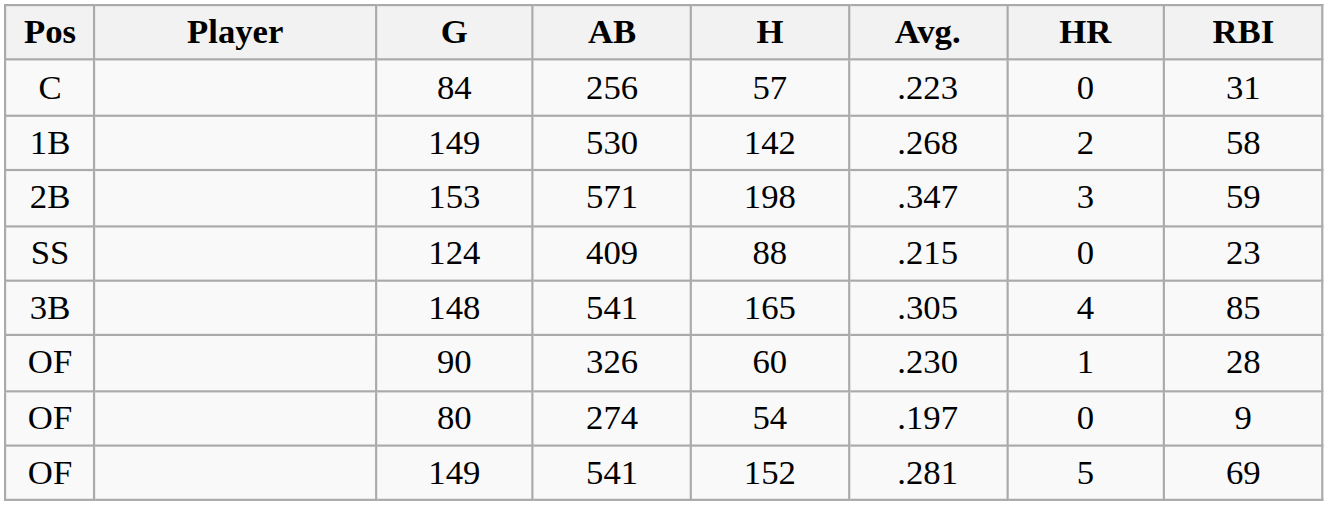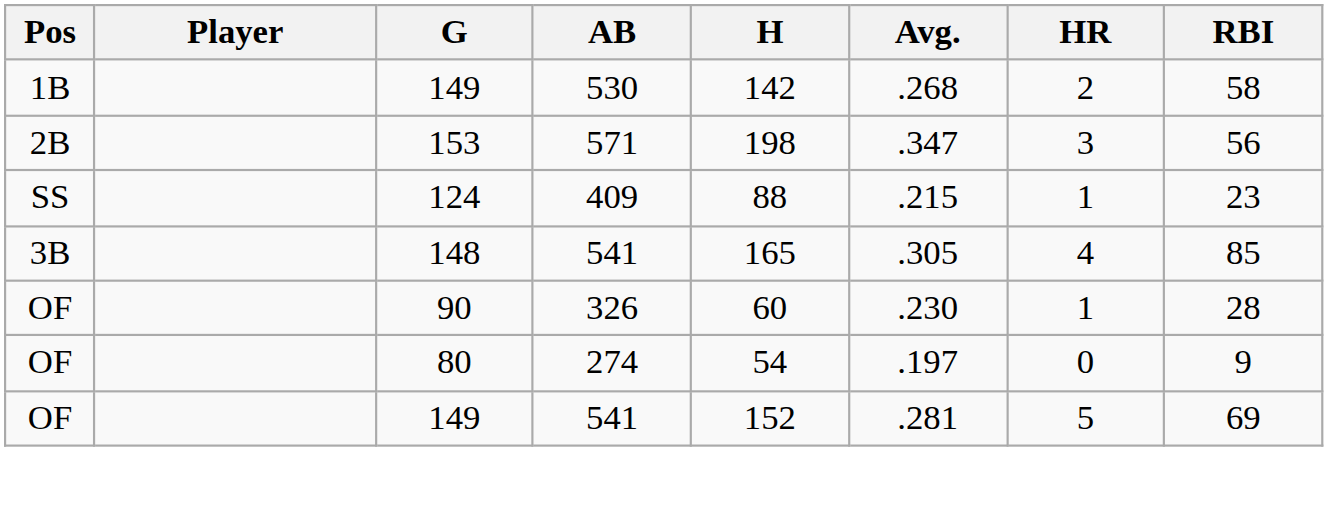- row: (454, 87)
(1243, 197) 59 -> (1243, 142) 56
(1085, 252) 0 -> (1085, 197) 1
